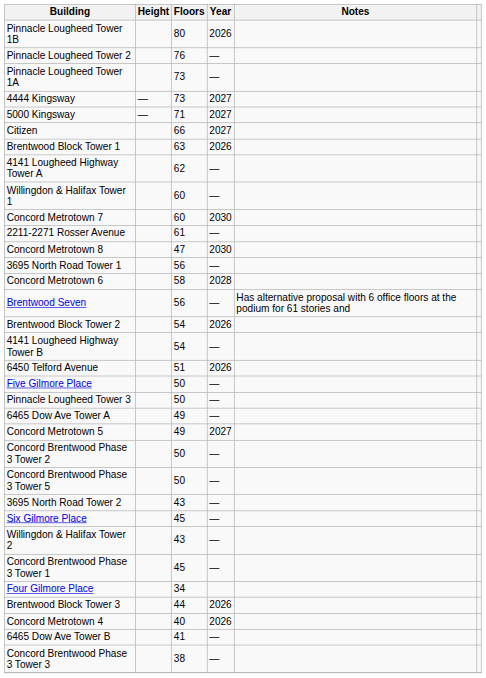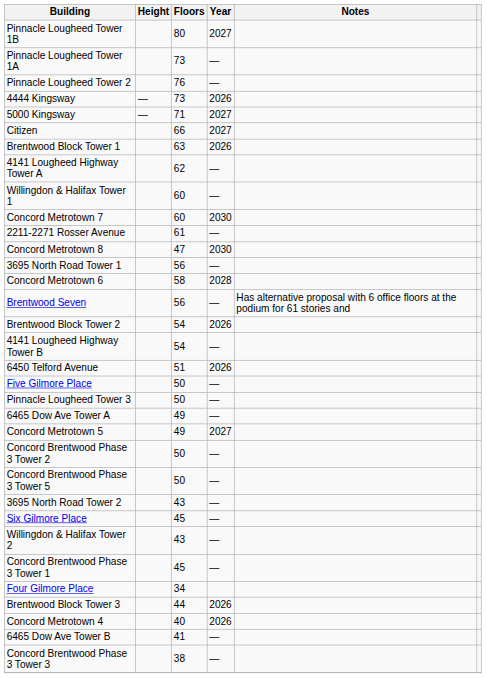(221, 34) 2026 -> (221, 34) 2027
rows swapped: (69, 55) <-> (65, 77)
(221, 99) 2027 -> (221, 99) 2026
